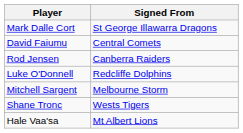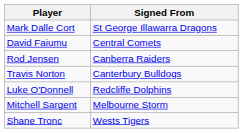+ row: (36, 74)
- row: (33, 121)
